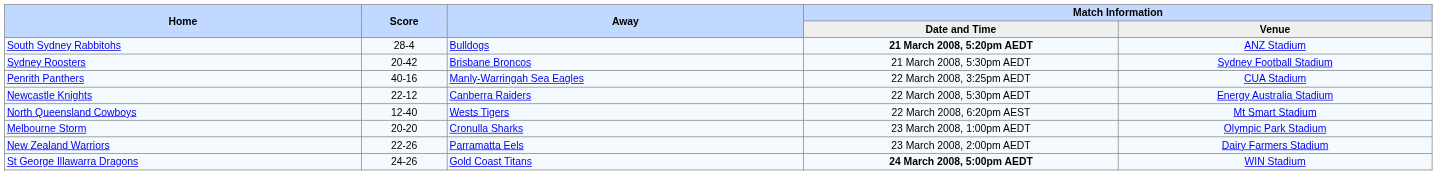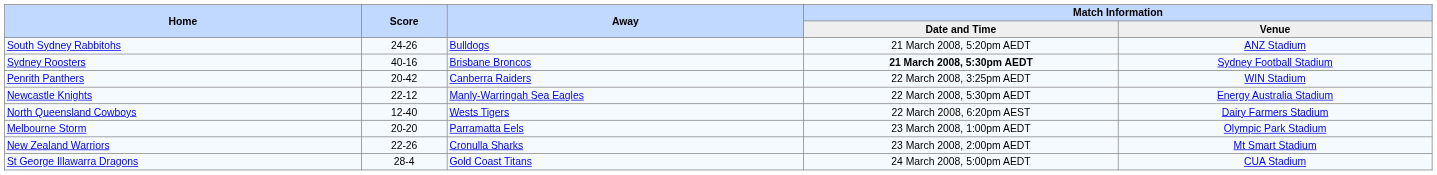(404, 46) 28-4 -> (404, 46) 24-26
(961, 46) bold -> (961, 46) normal
(404, 62) 20-42 -> (404, 62) 40-16
(961, 62) normal -> (961, 62) bold
(404, 79) 40-16 -> (404, 79) 20-42
(517, 79) Manly-Warringah Sea Eagles -> (490, 79) Canberra Raiders
(1275, 79) CUA Stadium -> (1275, 79) WIN Stadium
(490, 95) Canberra Raiders -> (517, 95) Manly-Warringah Sea Eagles
(1275, 112) Mt Smart Stadium -> (1275, 112) Dairy Farmers Stadium
(486, 129) Cronulla Sharks -> (487, 129) Parramatta Eels
(487, 145) Parramatta Eels -> (486, 145) Cronulla Sharks
(1275, 145) Dairy Farmers Stadium -> (1275, 145) Mt Smart Stadium
(404, 162) 24-26 -> (404, 162) 28-4
(961, 162) bold -> (961, 162) normal
(1275, 162) WIN Stadium -> (1275, 162) CUA Stadium
